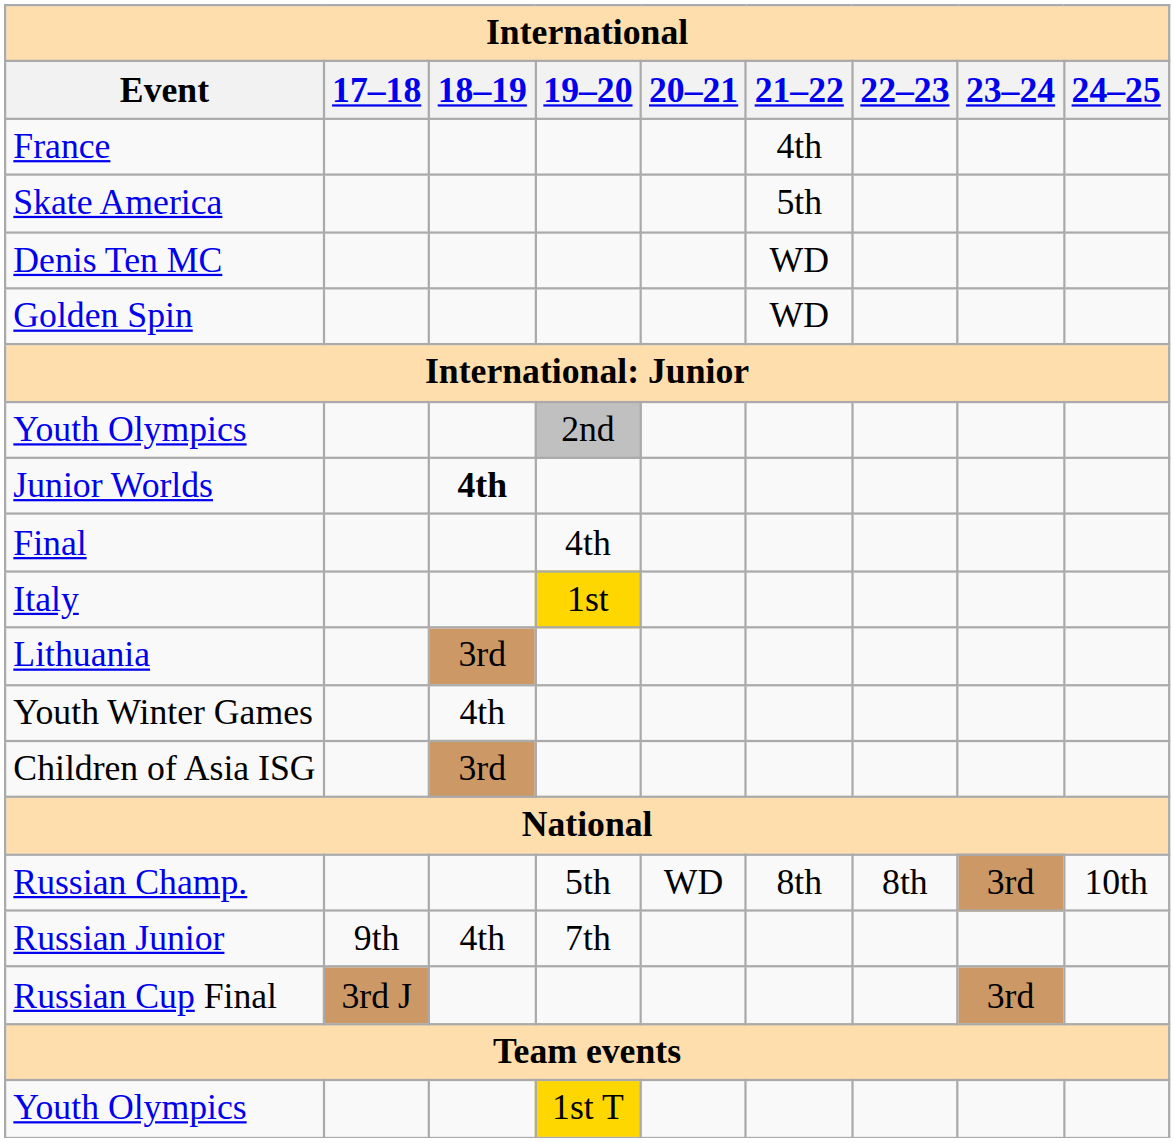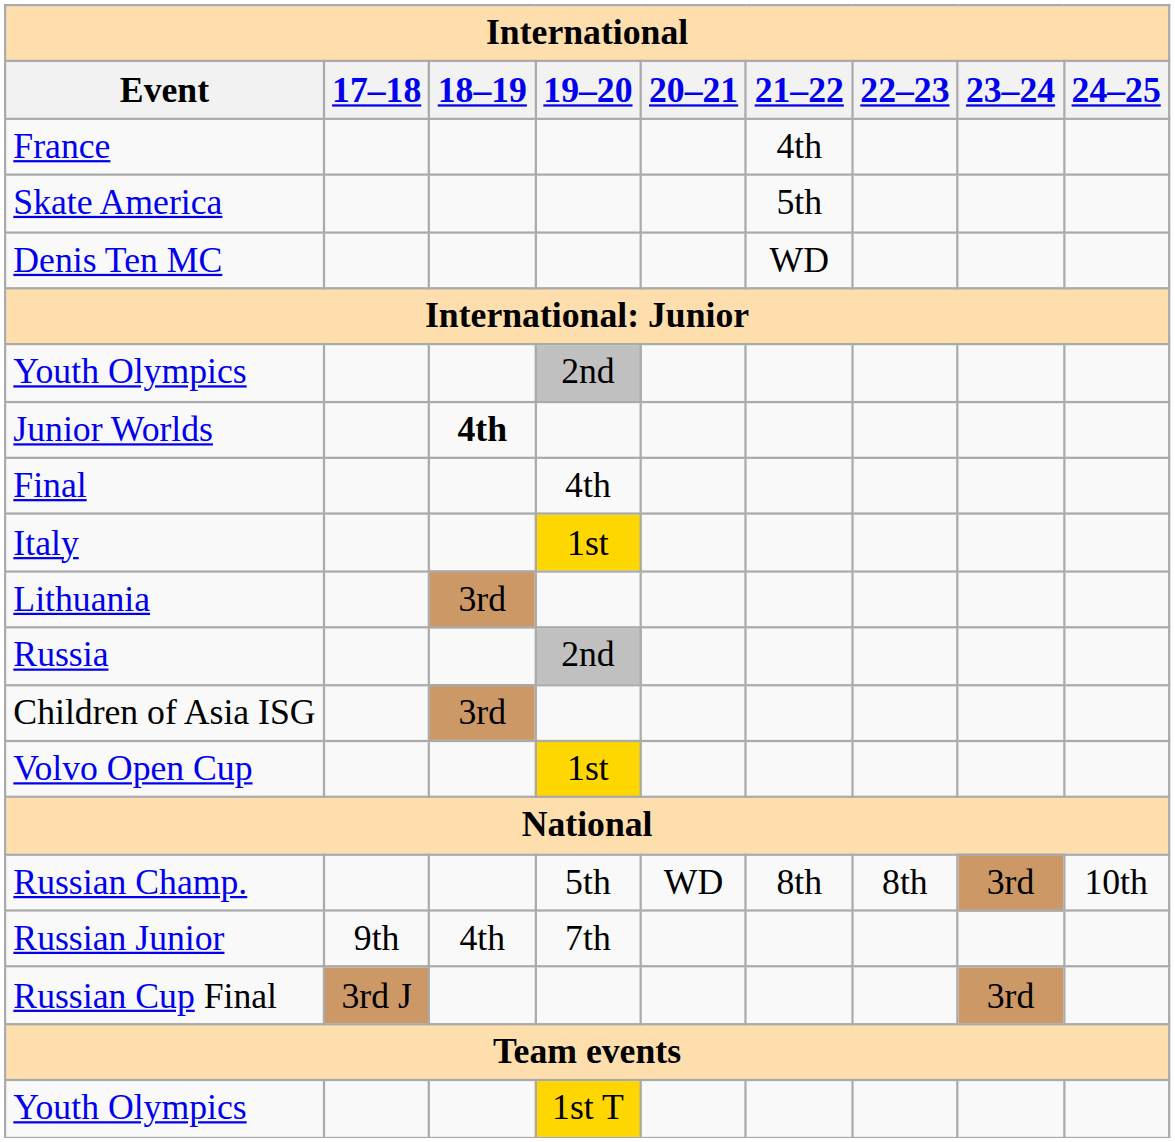- row: (103, 315)
+ row: (61, 655)
- row: (163, 711)
+ row: (133, 768)
